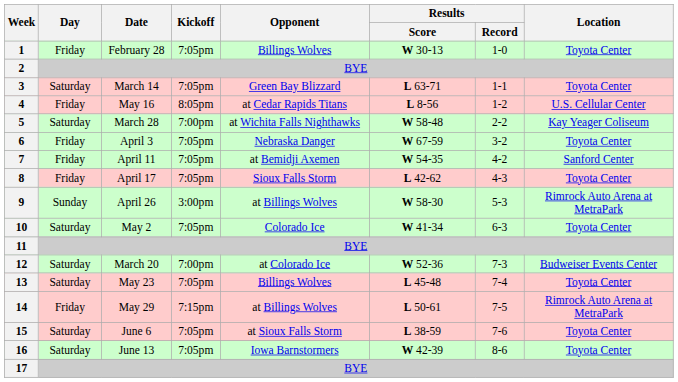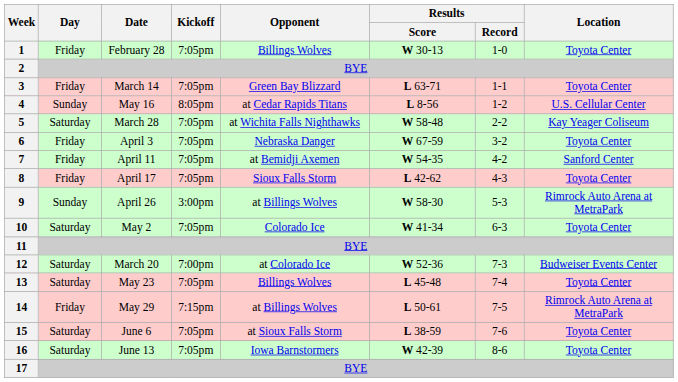(70, 86) Saturday -> (70, 86) Friday
(70, 104) Friday -> (70, 104) Sunday
(196, 123) 7:00pm -> (196, 123) 7:05pm
